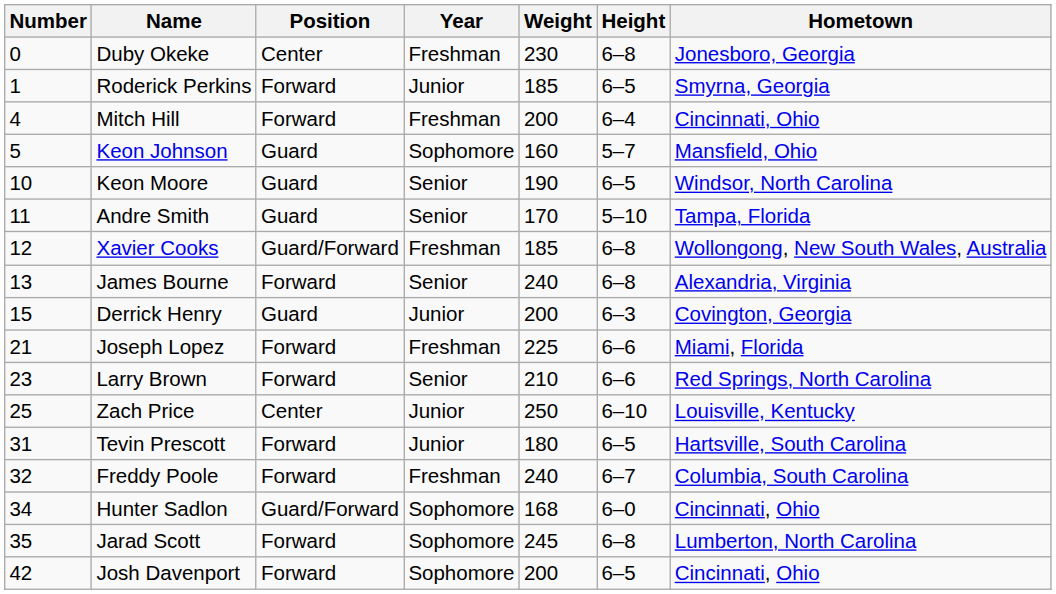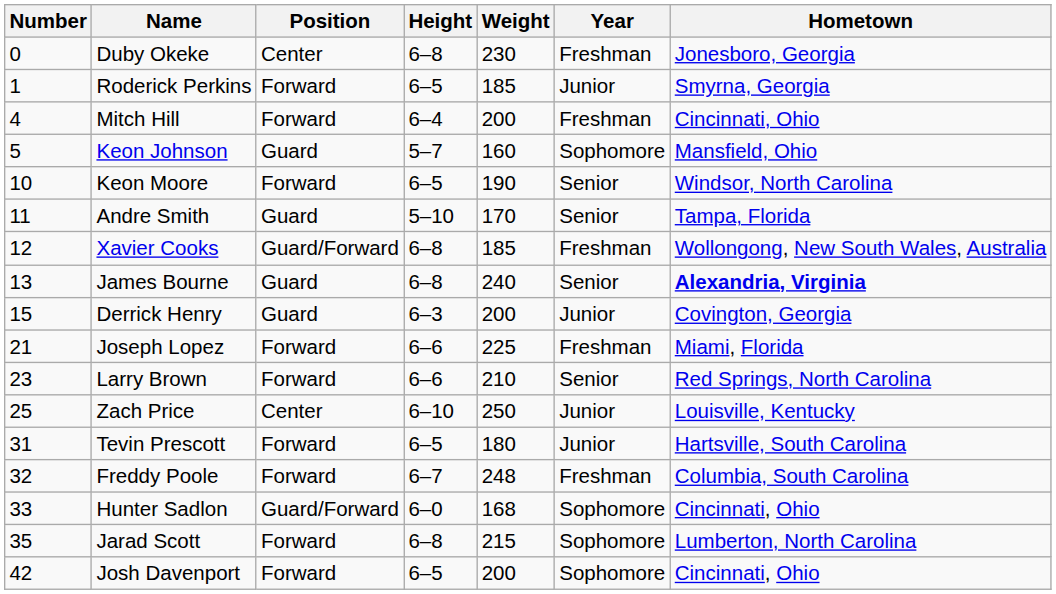columns swapped: (633, 21) <-> (461, 21)
(289, 184) Guard -> (299, 184) Forward
(299, 281) Forward -> (289, 281) Guard
(763, 281) normal -> (770, 281) bold
(541, 476) 240 -> (499, 476) 248
(21, 508) 34 -> (21, 508) 33
(541, 541) 245 -> (499, 541) 215
